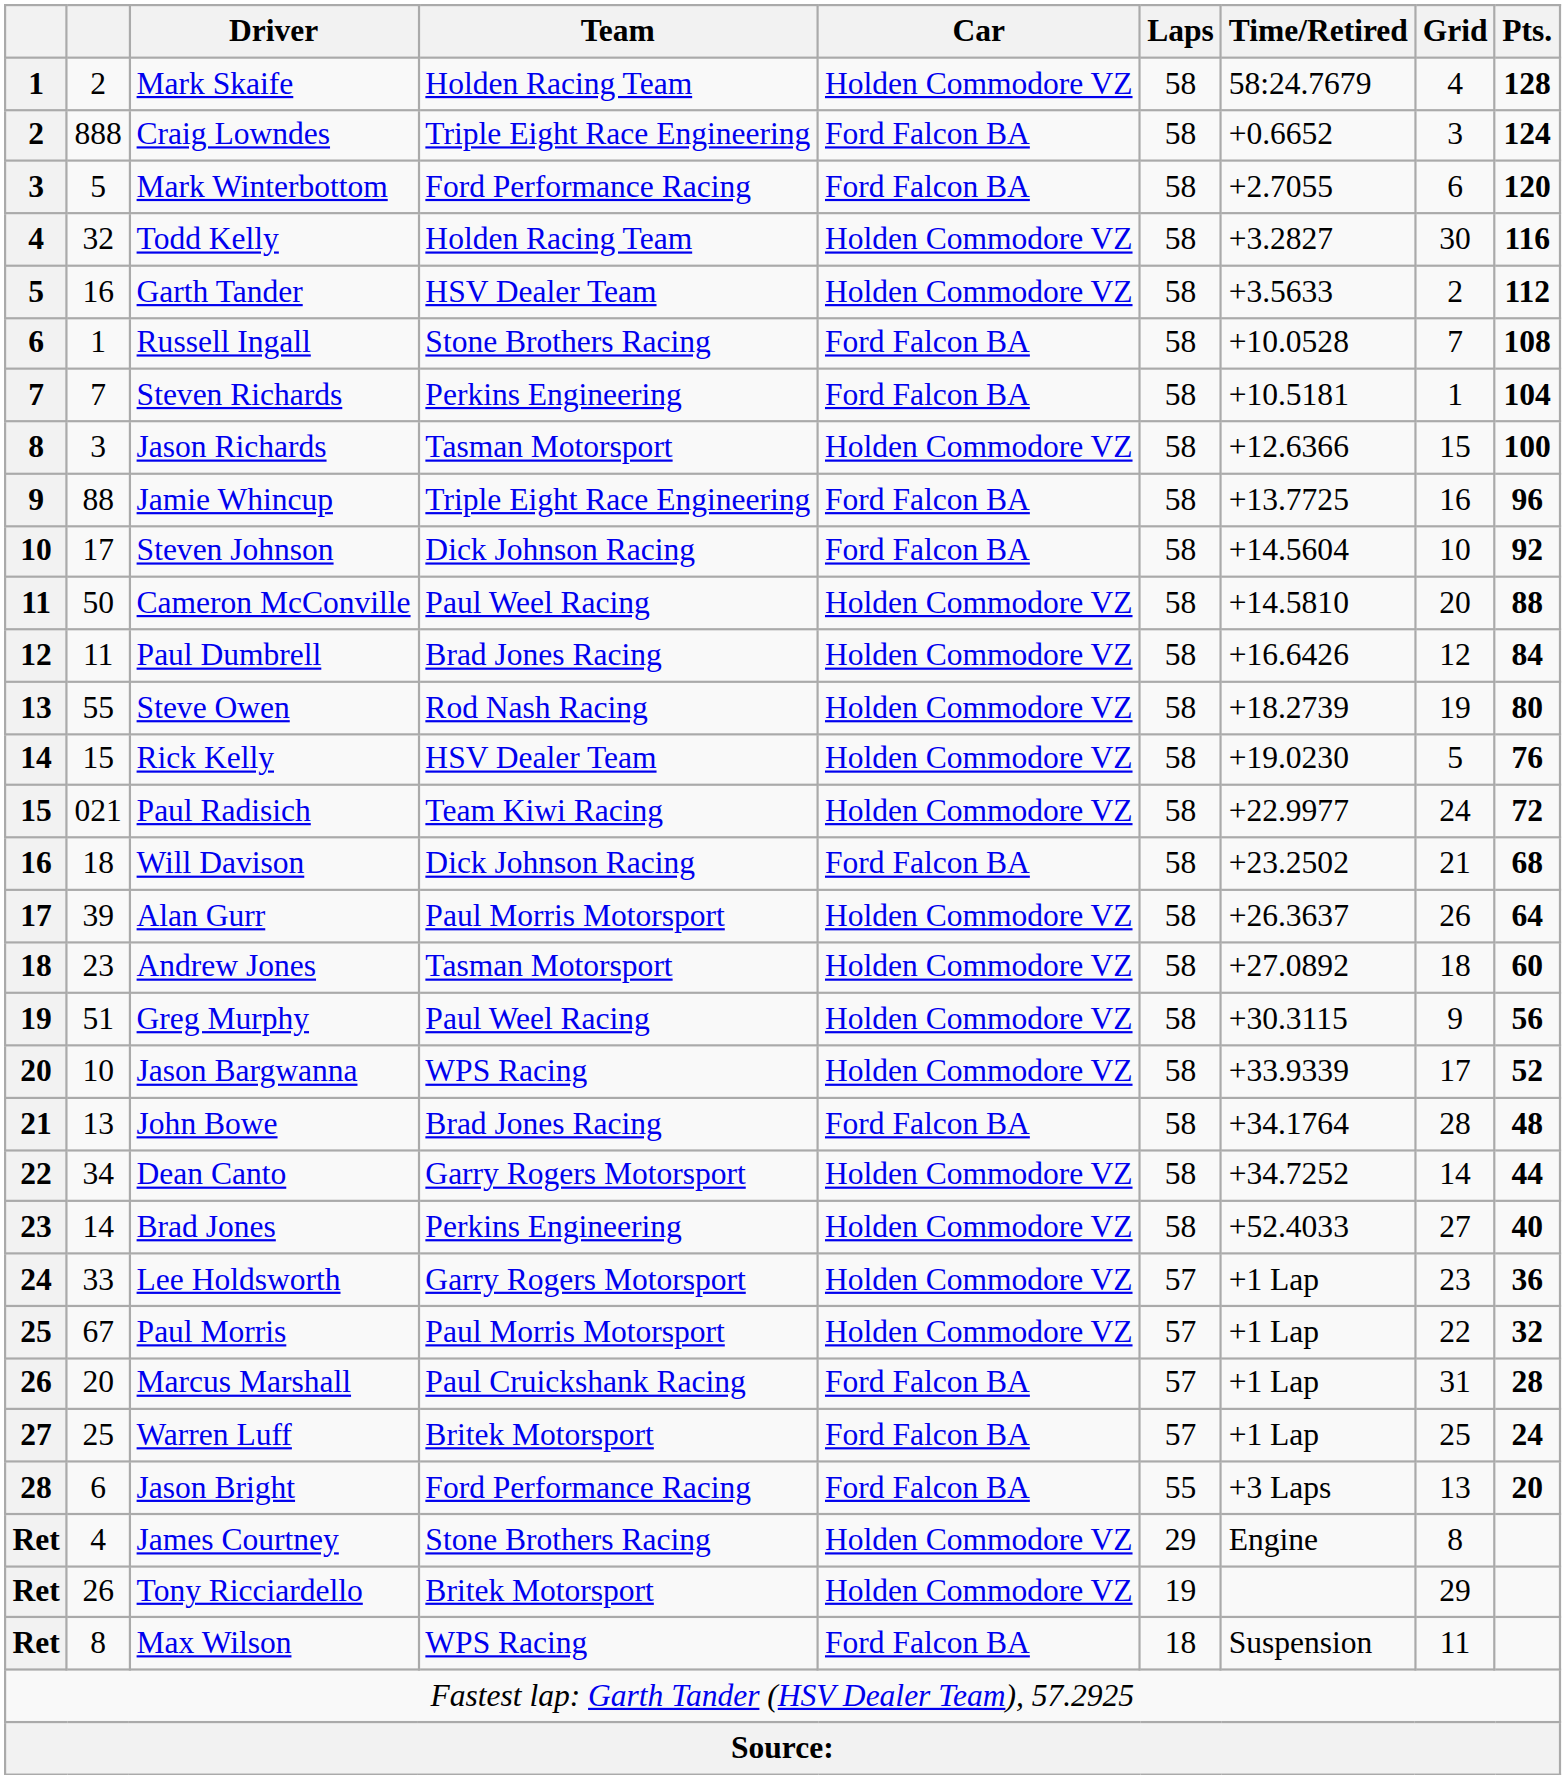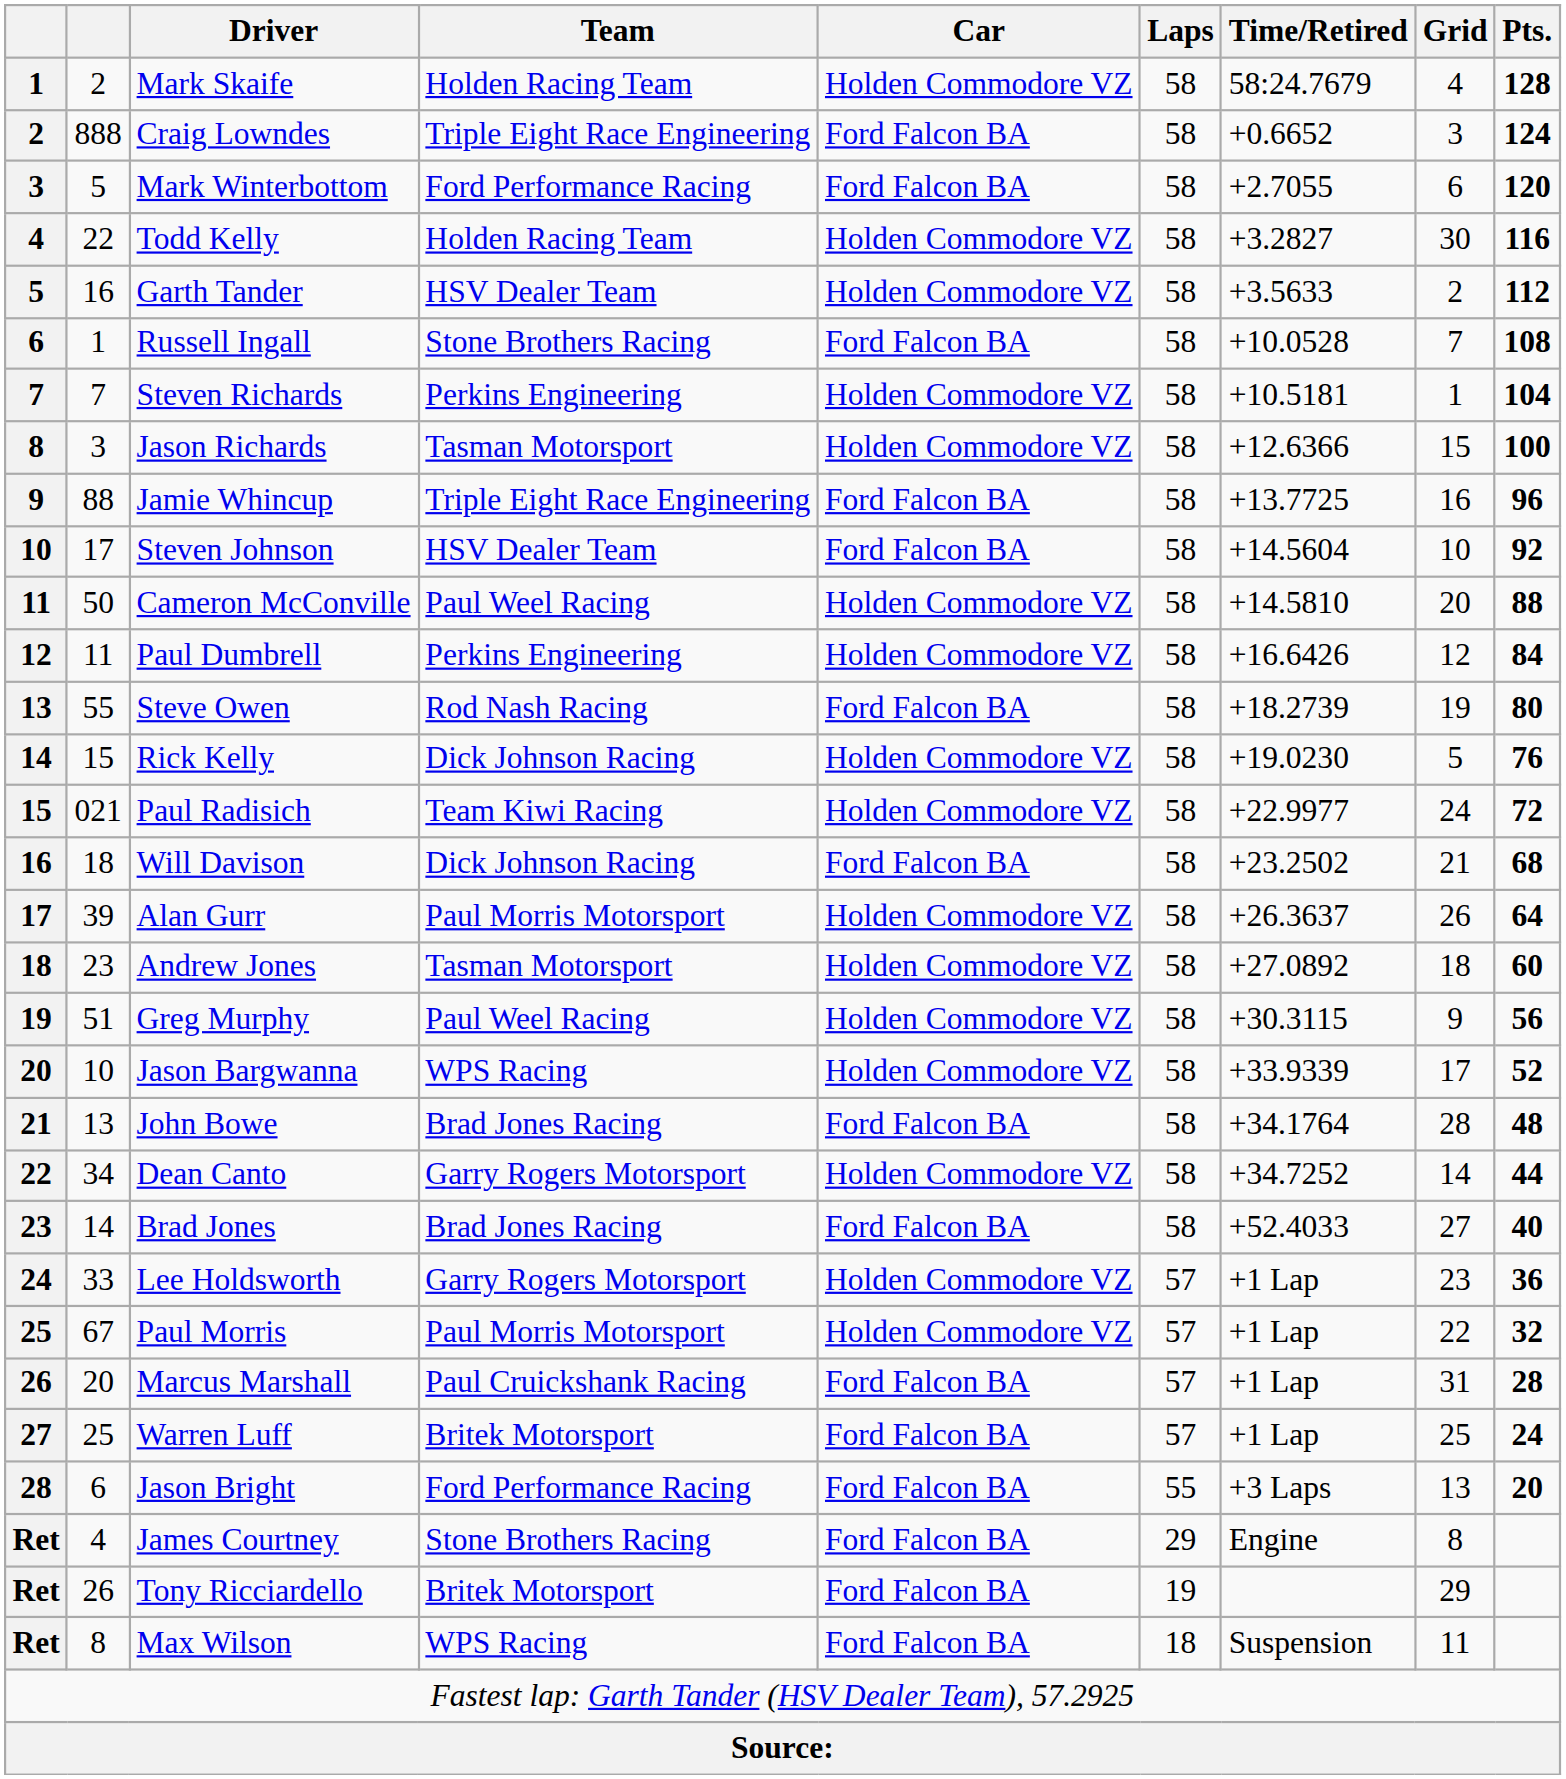(98, 238) 32 -> (98, 238) 22
(927, 394) Ford Falcon BA -> (979, 394) Holden Commodore VZ
(560, 551) Dick Johnson Racing -> (541, 551) HSV Dealer Team
(544, 655) Brad Jones Racing -> (554, 655) Perkins Engineering
(979, 707) Holden Commodore VZ -> (927, 707) Ford Falcon BA
(541, 759) HSV Dealer Team -> (560, 759) Dick Johnson Racing
(554, 1227) Perkins Engineering -> (544, 1227) Brad Jones Racing
(979, 1227) Holden Commodore VZ -> (927, 1227) Ford Falcon BA
(979, 1539) Holden Commodore VZ -> (927, 1539) Ford Falcon BA
(979, 1591) Holden Commodore VZ -> (927, 1591) Ford Falcon BA
